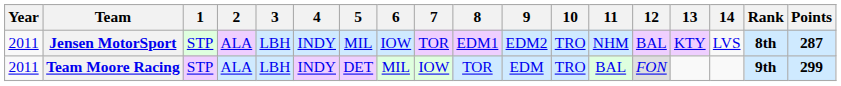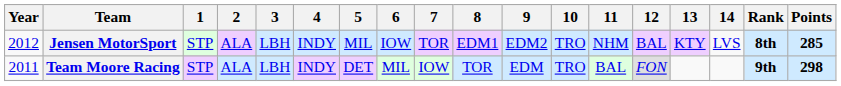(24, 43) 2011 -> (24, 43) 2012
(811, 43) 287 -> (811, 43) 285
(811, 68) 299 -> (811, 68) 298
